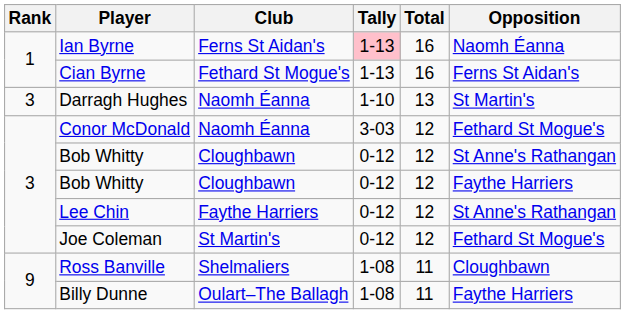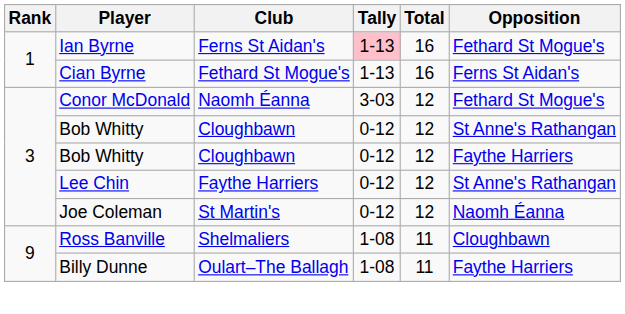(508, 45) Naomh Éanna -> (529, 45) Fethard St Mogue's
- row: (123, 101)
(529, 239) Fethard St Mogue's -> (508, 211) Naomh Éanna
